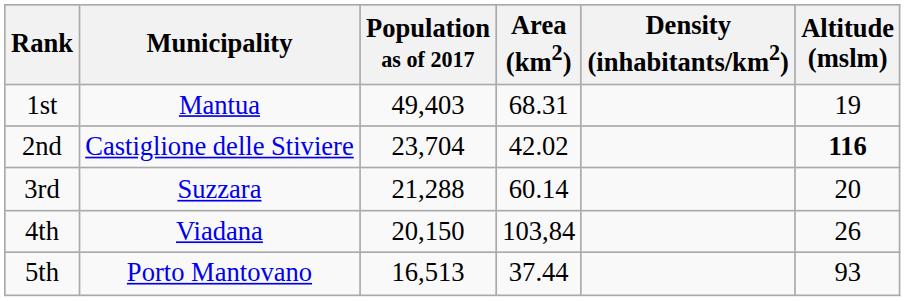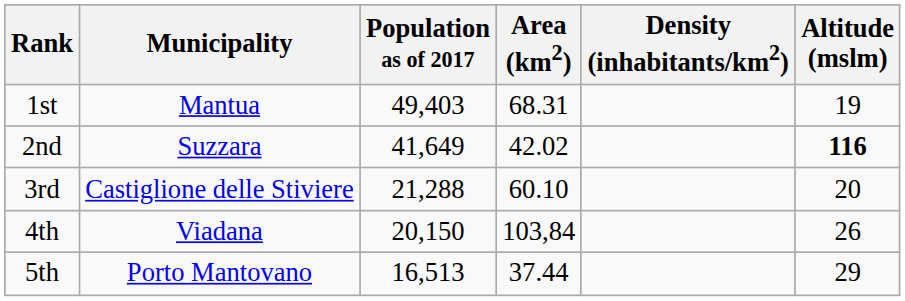(219, 146) Castiglione delle Stiviere -> (219, 146) Suzzara
(428, 146) 23,704 -> (428, 146) 41,649
(219, 188) Suzzara -> (219, 188) Castiglione delle Stiviere
(539, 188) 60.14 -> (539, 188) 60.10
(848, 273) 93 -> (848, 273) 29
